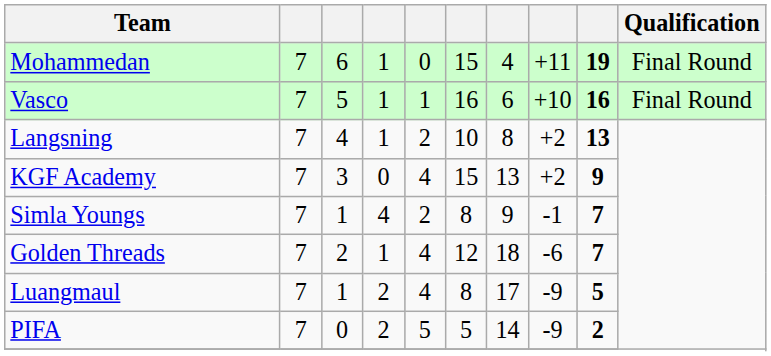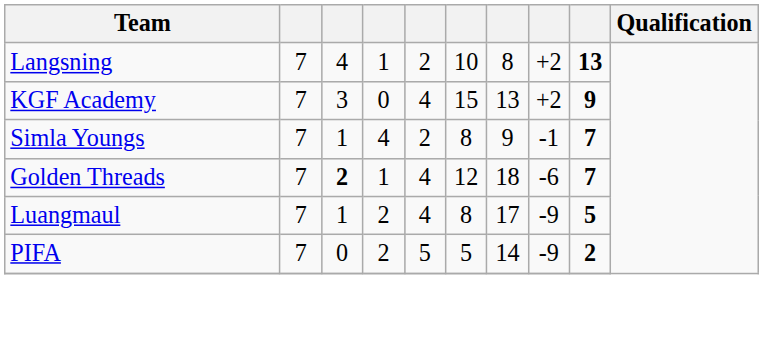- row: (80, 61)
- row: (39, 100)
(342, 253) normal -> (342, 176) bold
